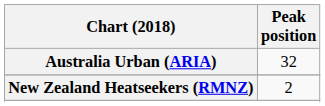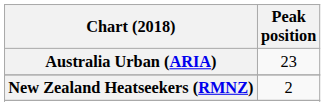(289, 61) 32 -> (289, 61) 23
